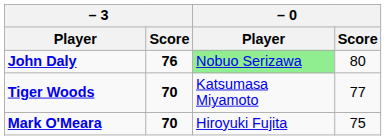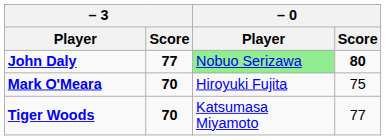(169, 61) 76 -> (169, 61) 77
(358, 61) normal -> (358, 61) bold
rows swapped: (51, 92) <-> (55, 123)
